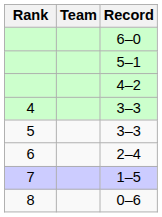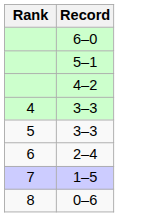- column: (78, 16)
